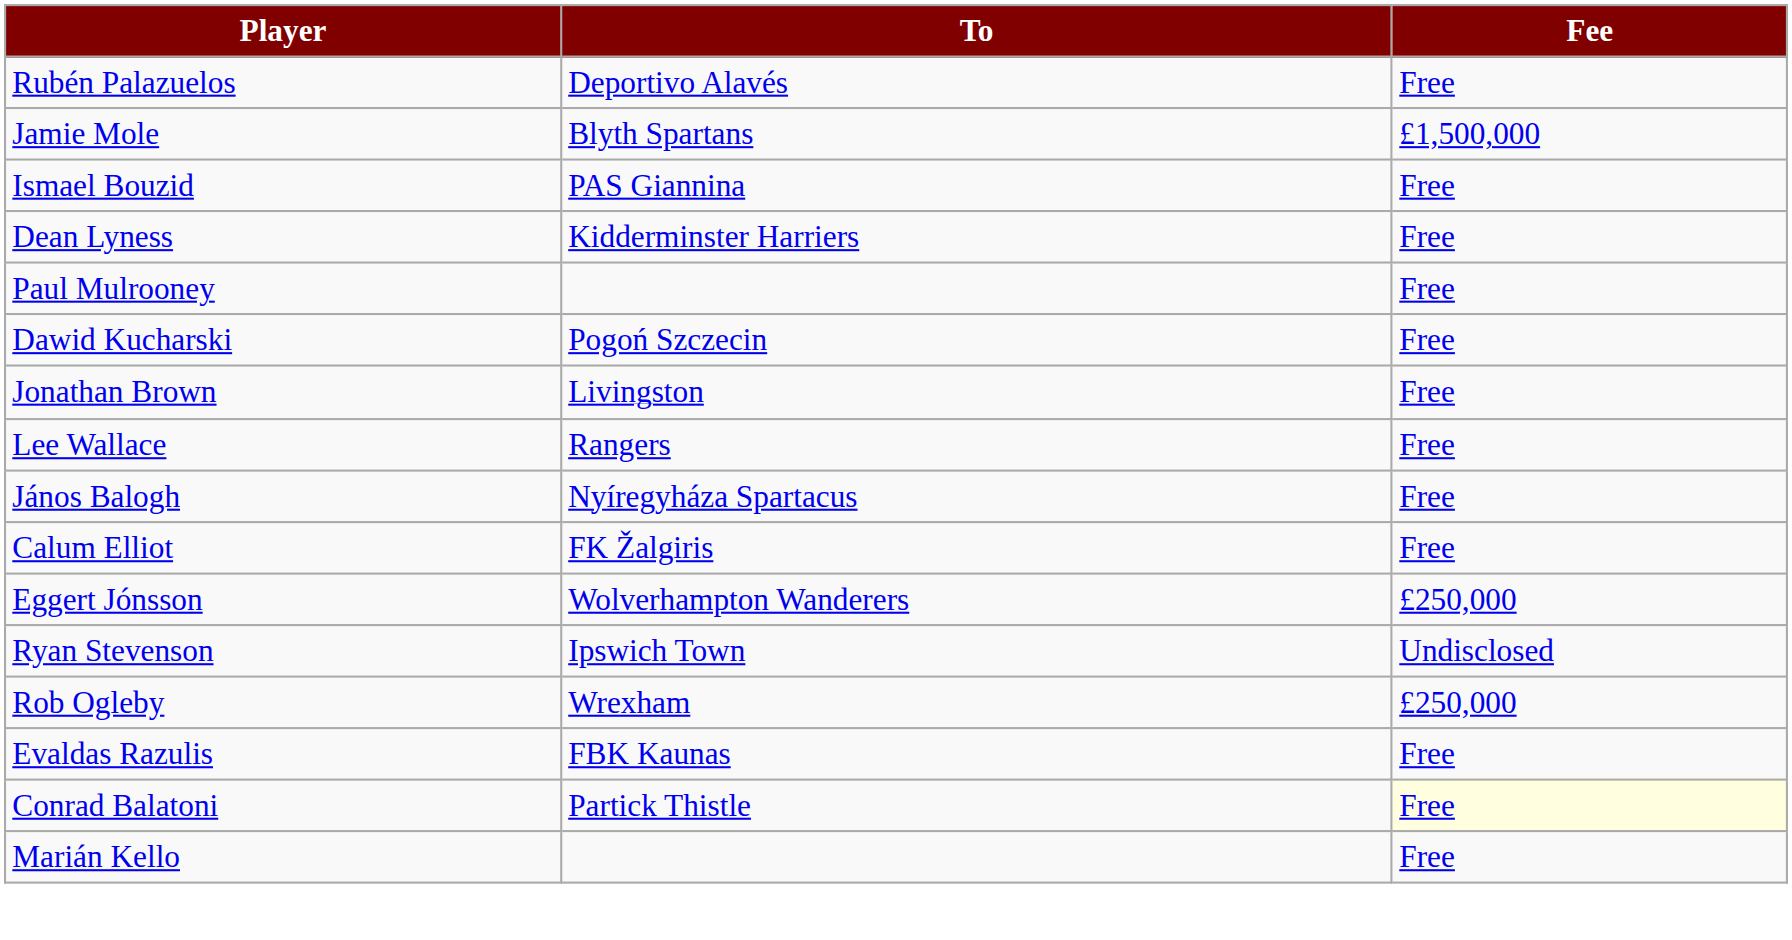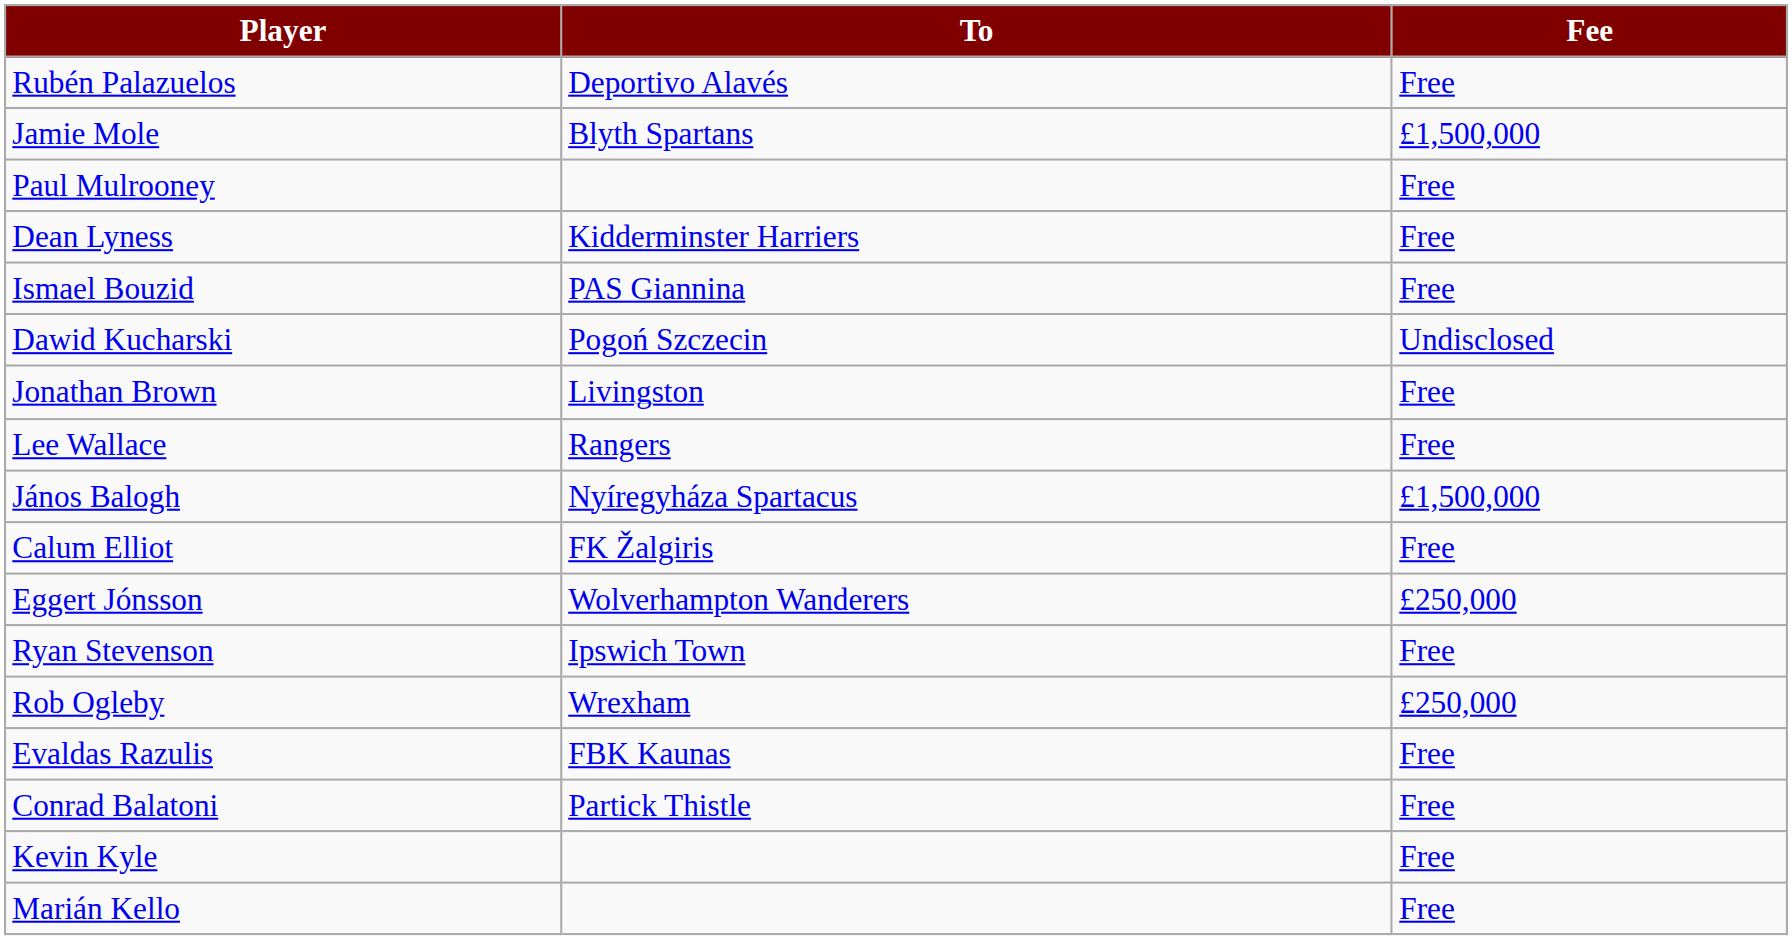rows swapped: (114, 288) <-> (103, 185)
(1427, 340) Free -> (1477, 340) Undisclosed
(1427, 495) Free -> (1470, 495) £1,500,000
(1477, 650) Undisclosed -> (1427, 650) Free
(1427, 804) lightyellow background -> (1427, 804) no background
+ row: (85, 856)
